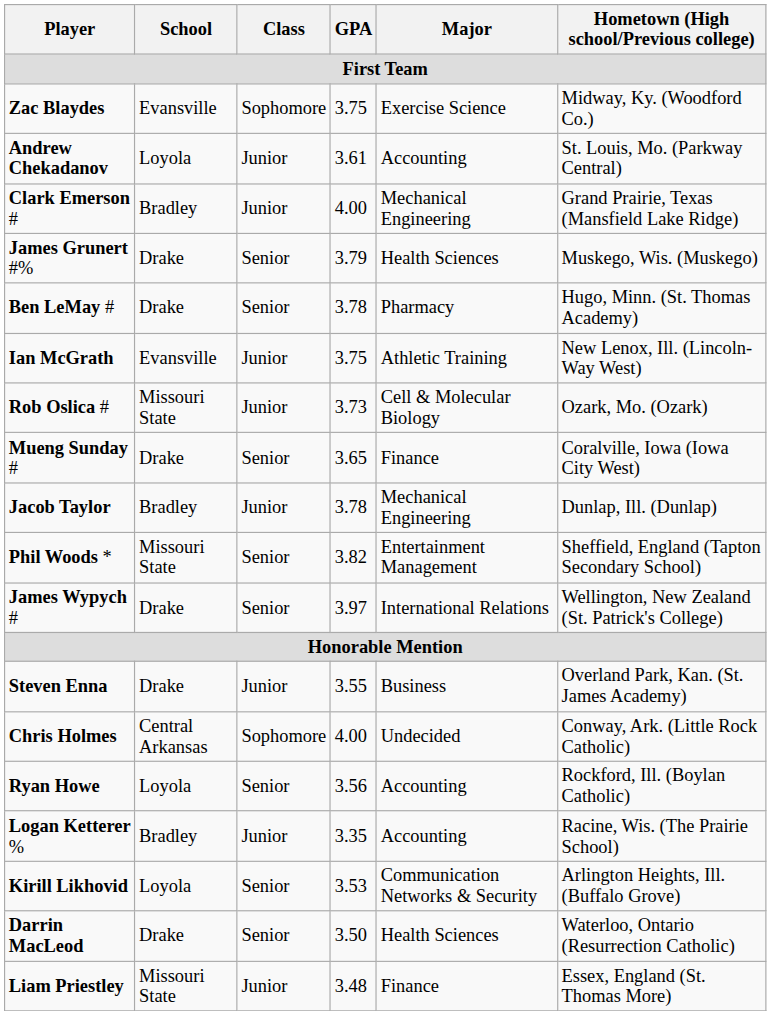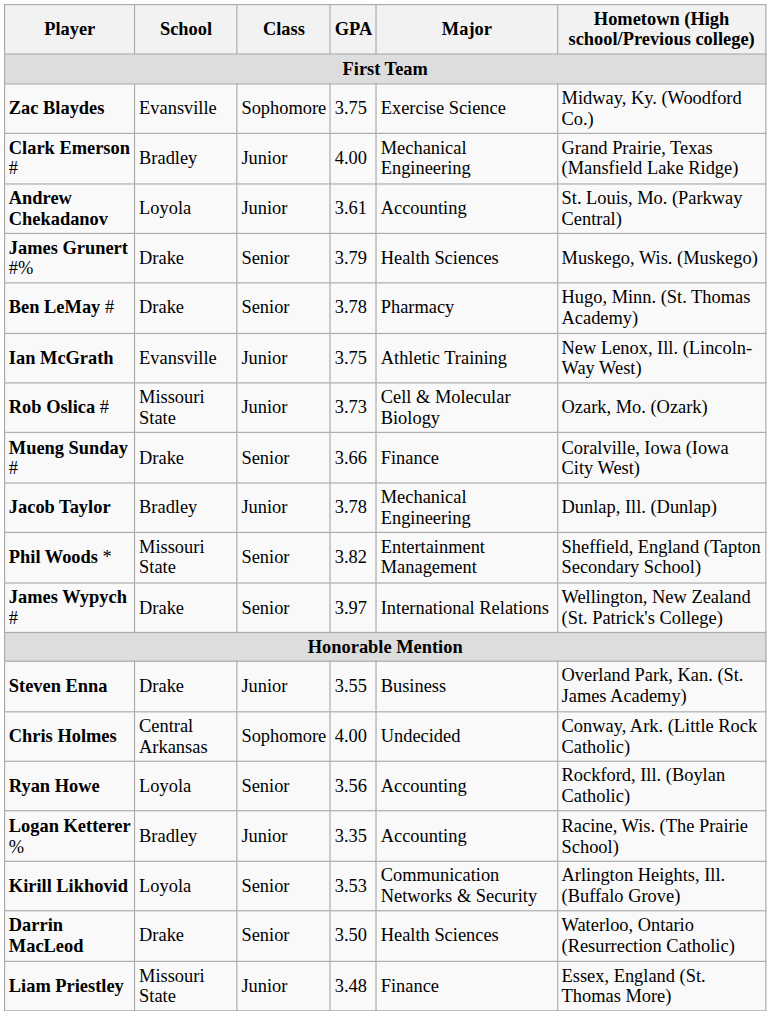rows swapped: (58, 158) <-> (69, 208)
(351, 457) 3.65 -> (351, 457) 3.66
